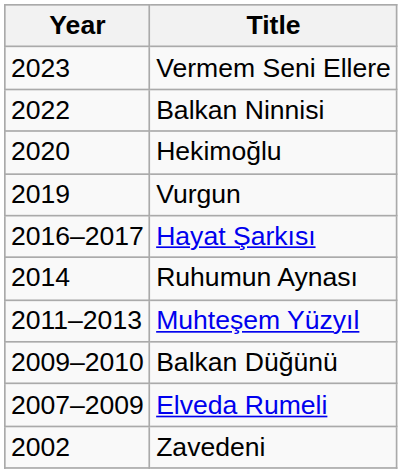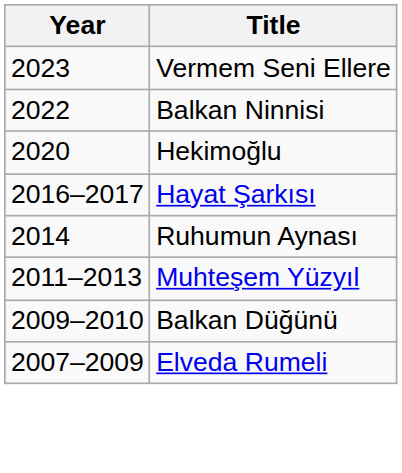- row: (198, 194)
- row: (211, 446)
